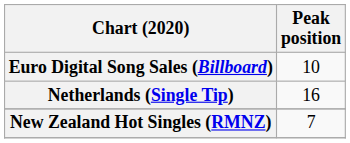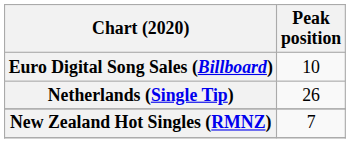(311, 94) 16 -> (311, 94) 26
